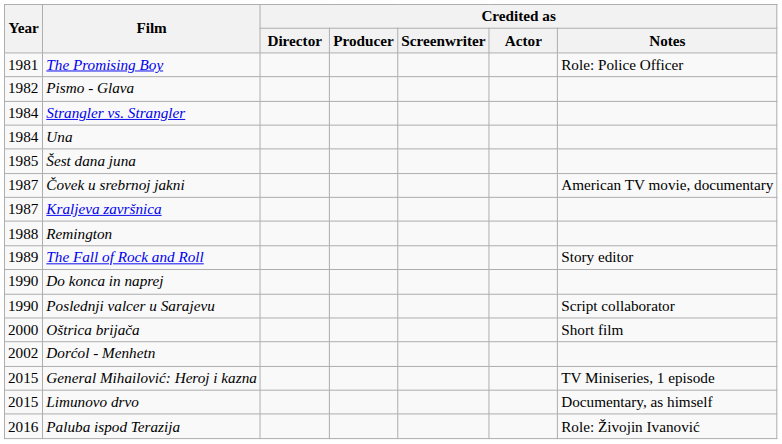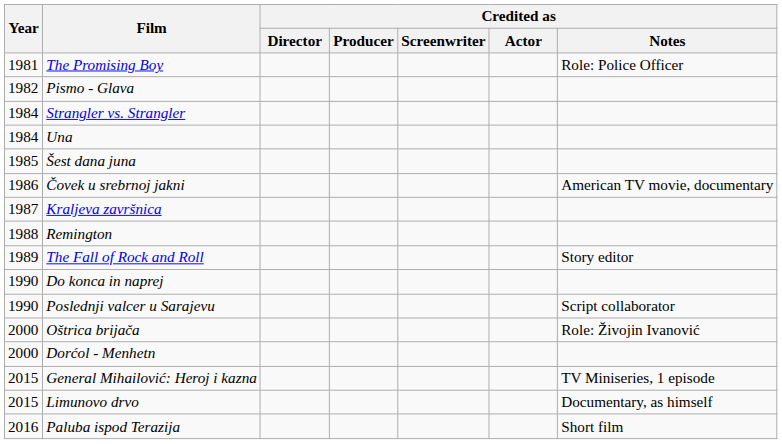(23, 185) 1987 -> (23, 185) 1986
(592, 329) Short film -> (630, 329) Role: Živojin Ivanović
(23, 354) 2002 -> (23, 354) 2000
(630, 426) Role: Živojin Ivanović -> (592, 426) Short film
